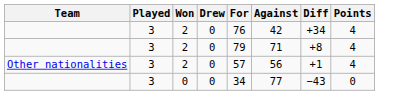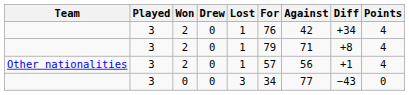+ column: (243, 13)
